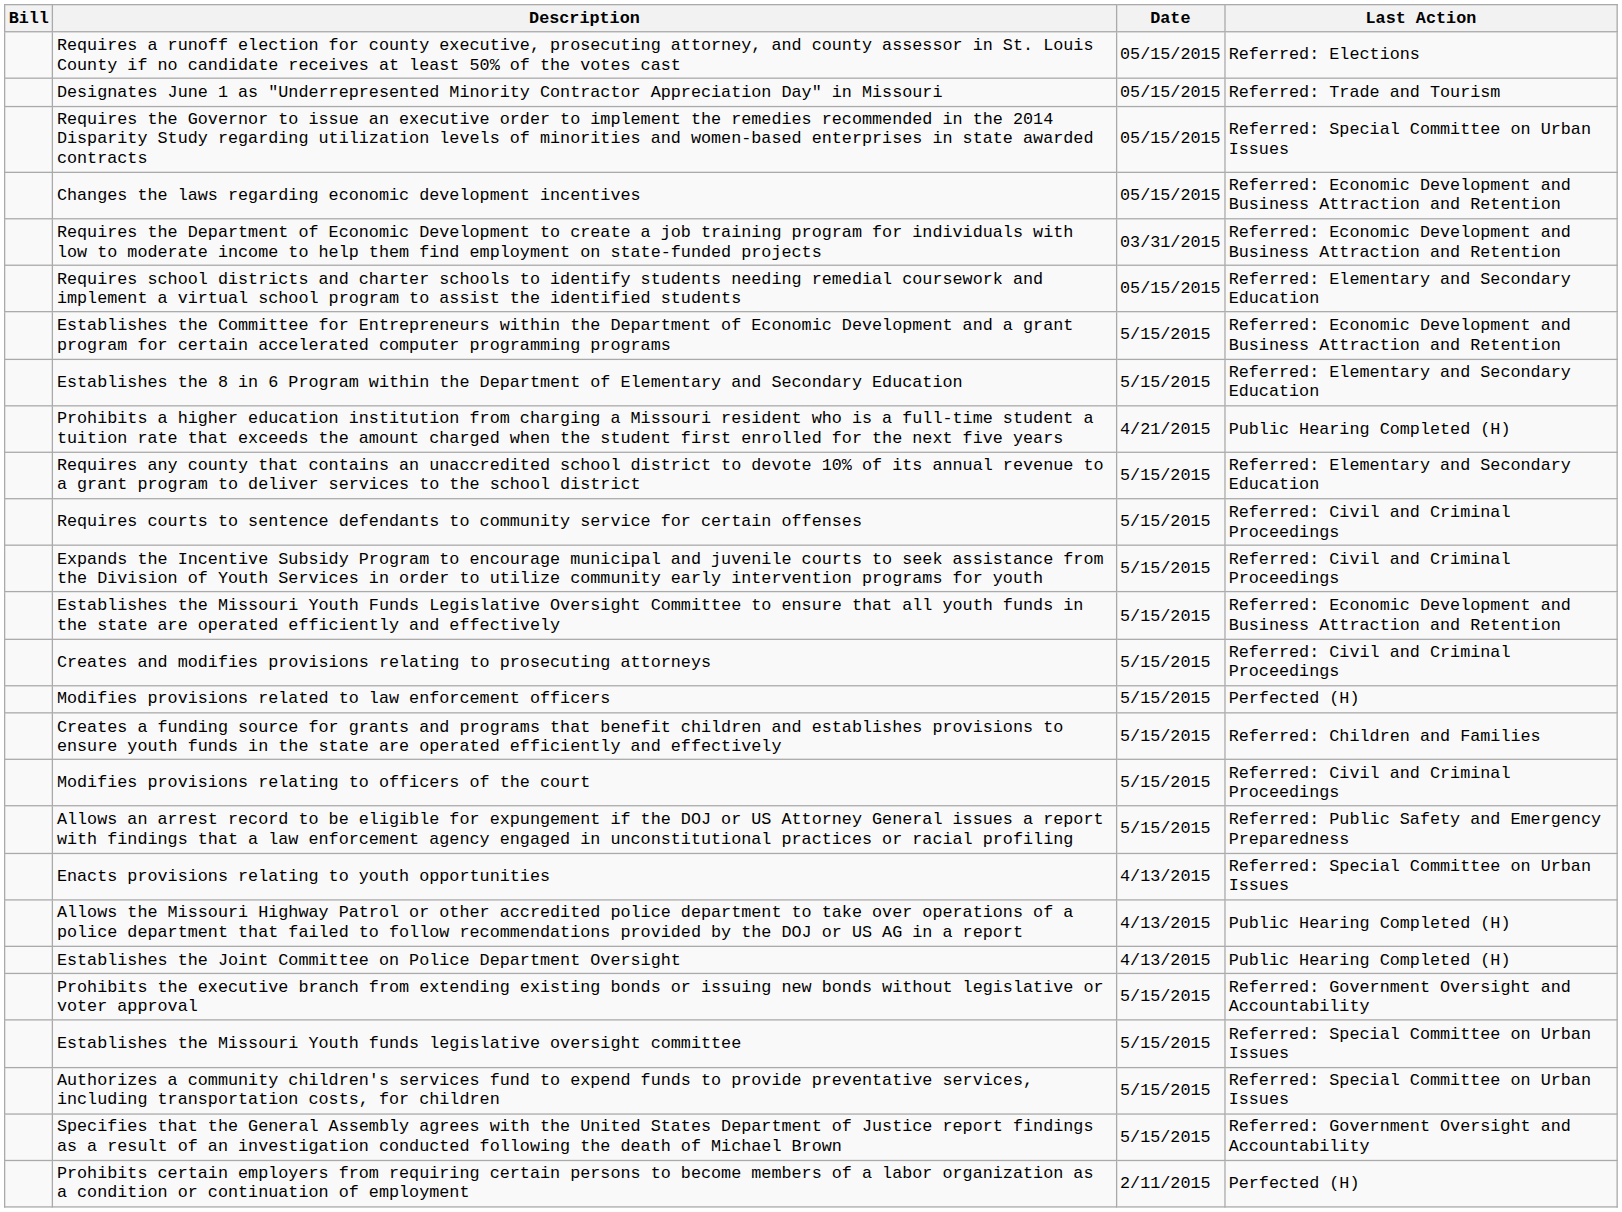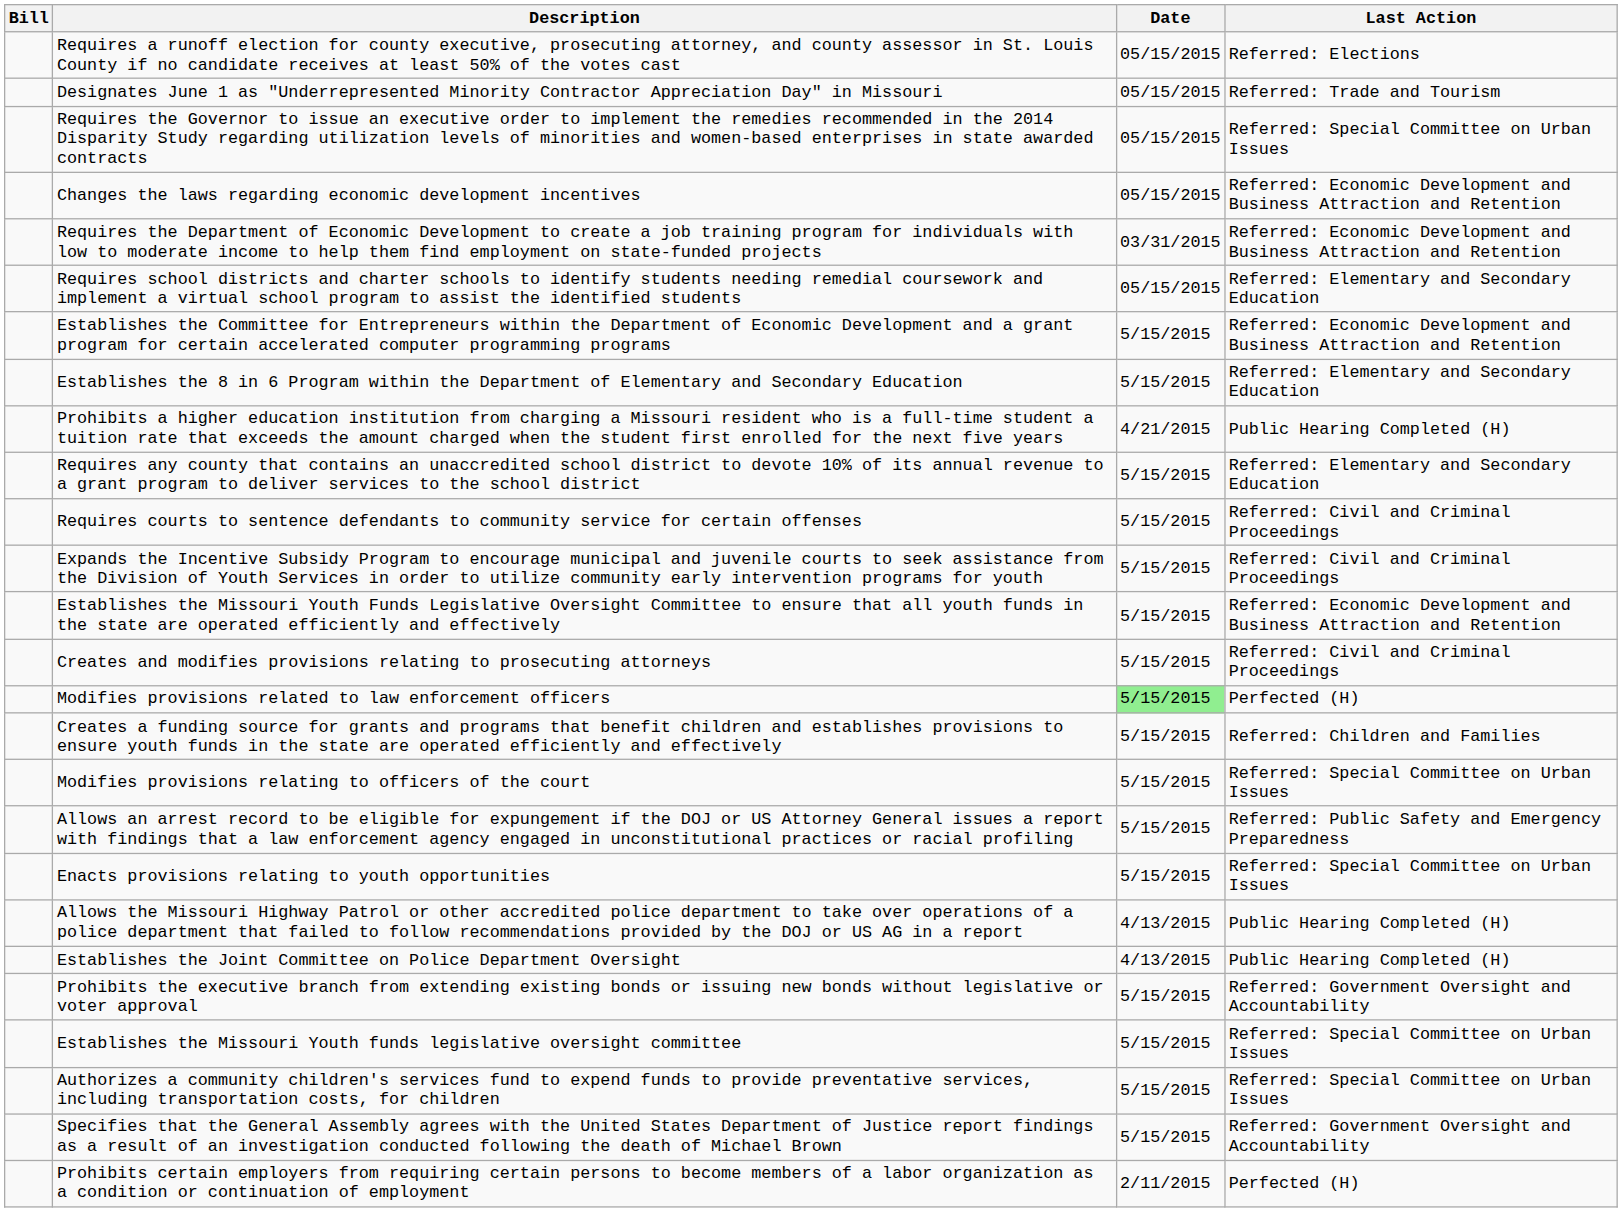(1165, 699) no background -> (1165, 699) lightgreen background
(1370, 783) Referred: Civil and Criminal Proceedings -> (1410, 783) Referred: Special Committee on Urban Issues
(1165, 876) 4/13/2015 -> (1165, 876) 5/15/2015
